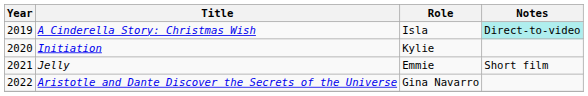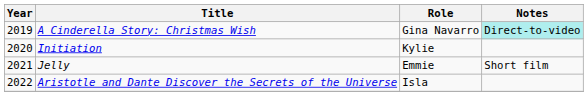(415, 30) Isla -> (441, 30) Gina Navarro
(441, 83) Gina Navarro -> (415, 83) Isla
